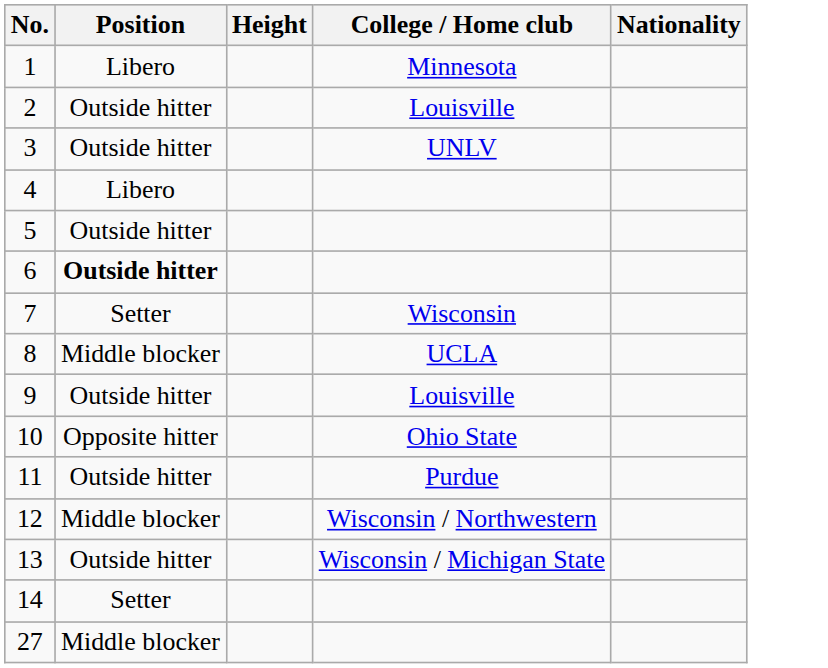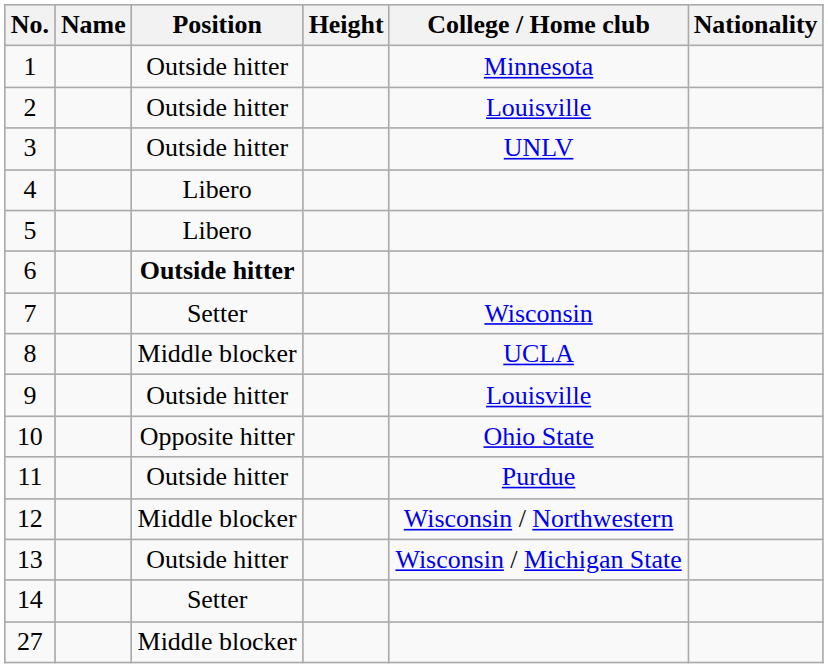+ column: (93, 25)
(140, 66) Libero -> (217, 66) Outside hitter
(140, 230) Outside hitter -> (217, 230) Libero
